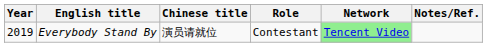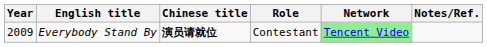(20, 32) 2019 -> (20, 32) 2009
(189, 32) normal -> (189, 32) bold
